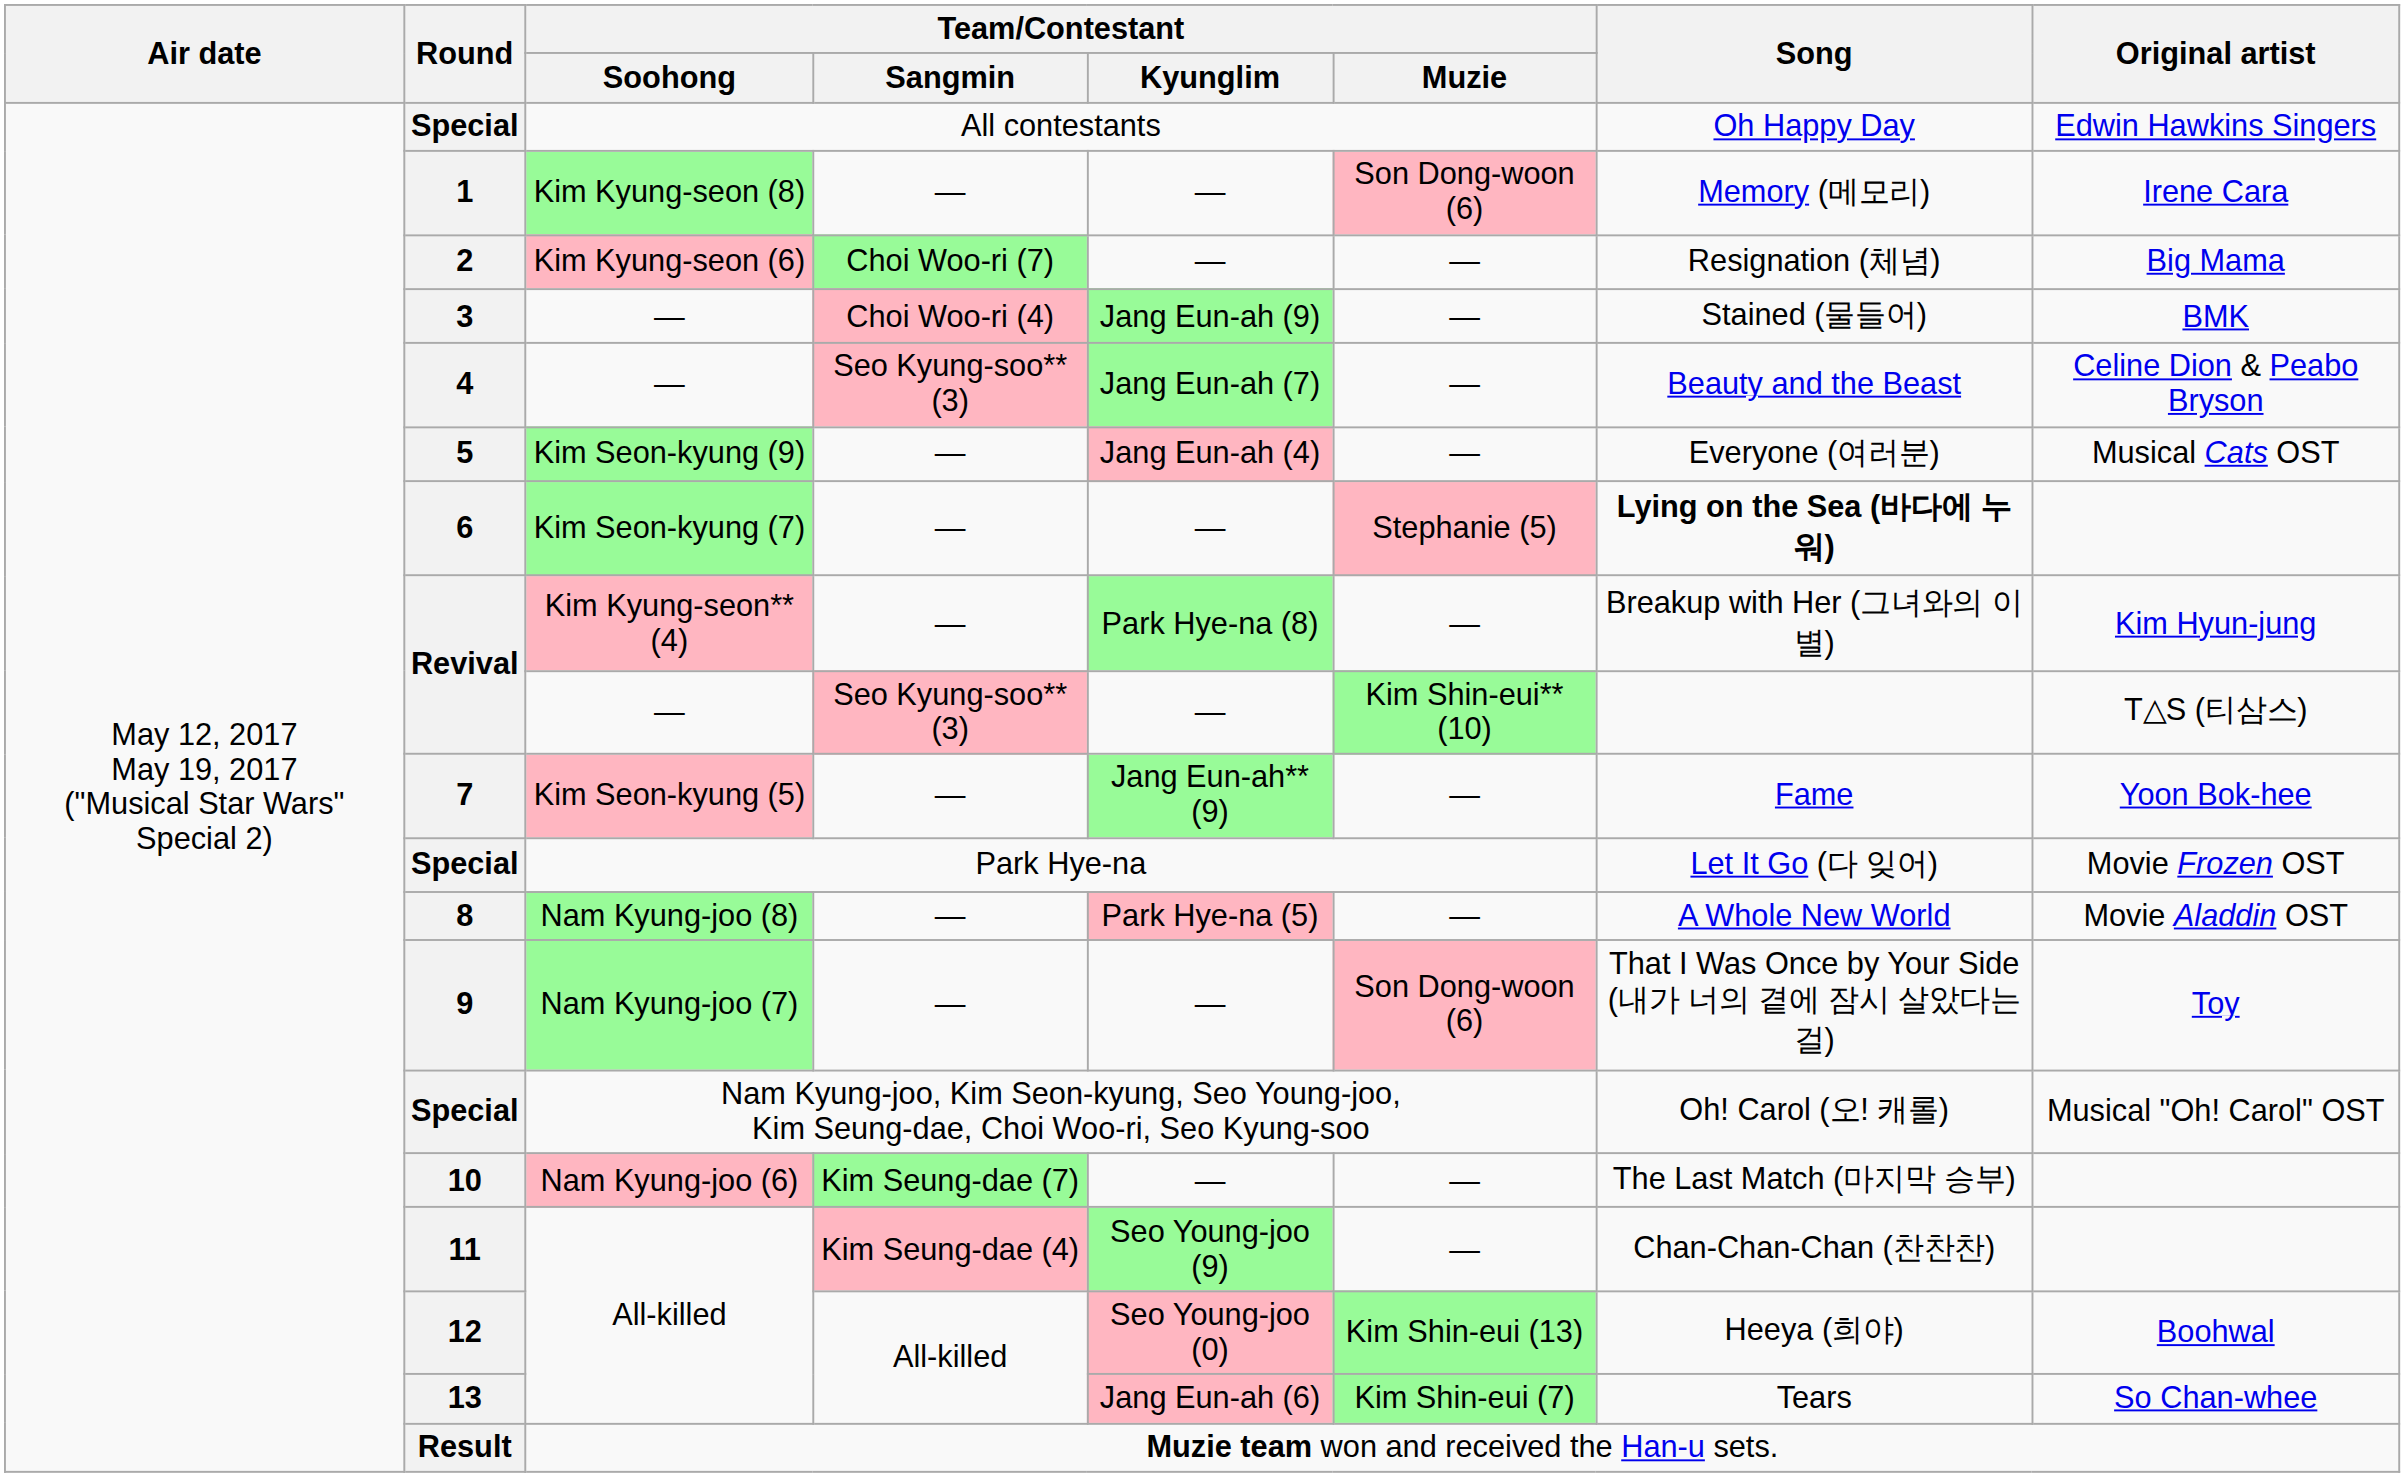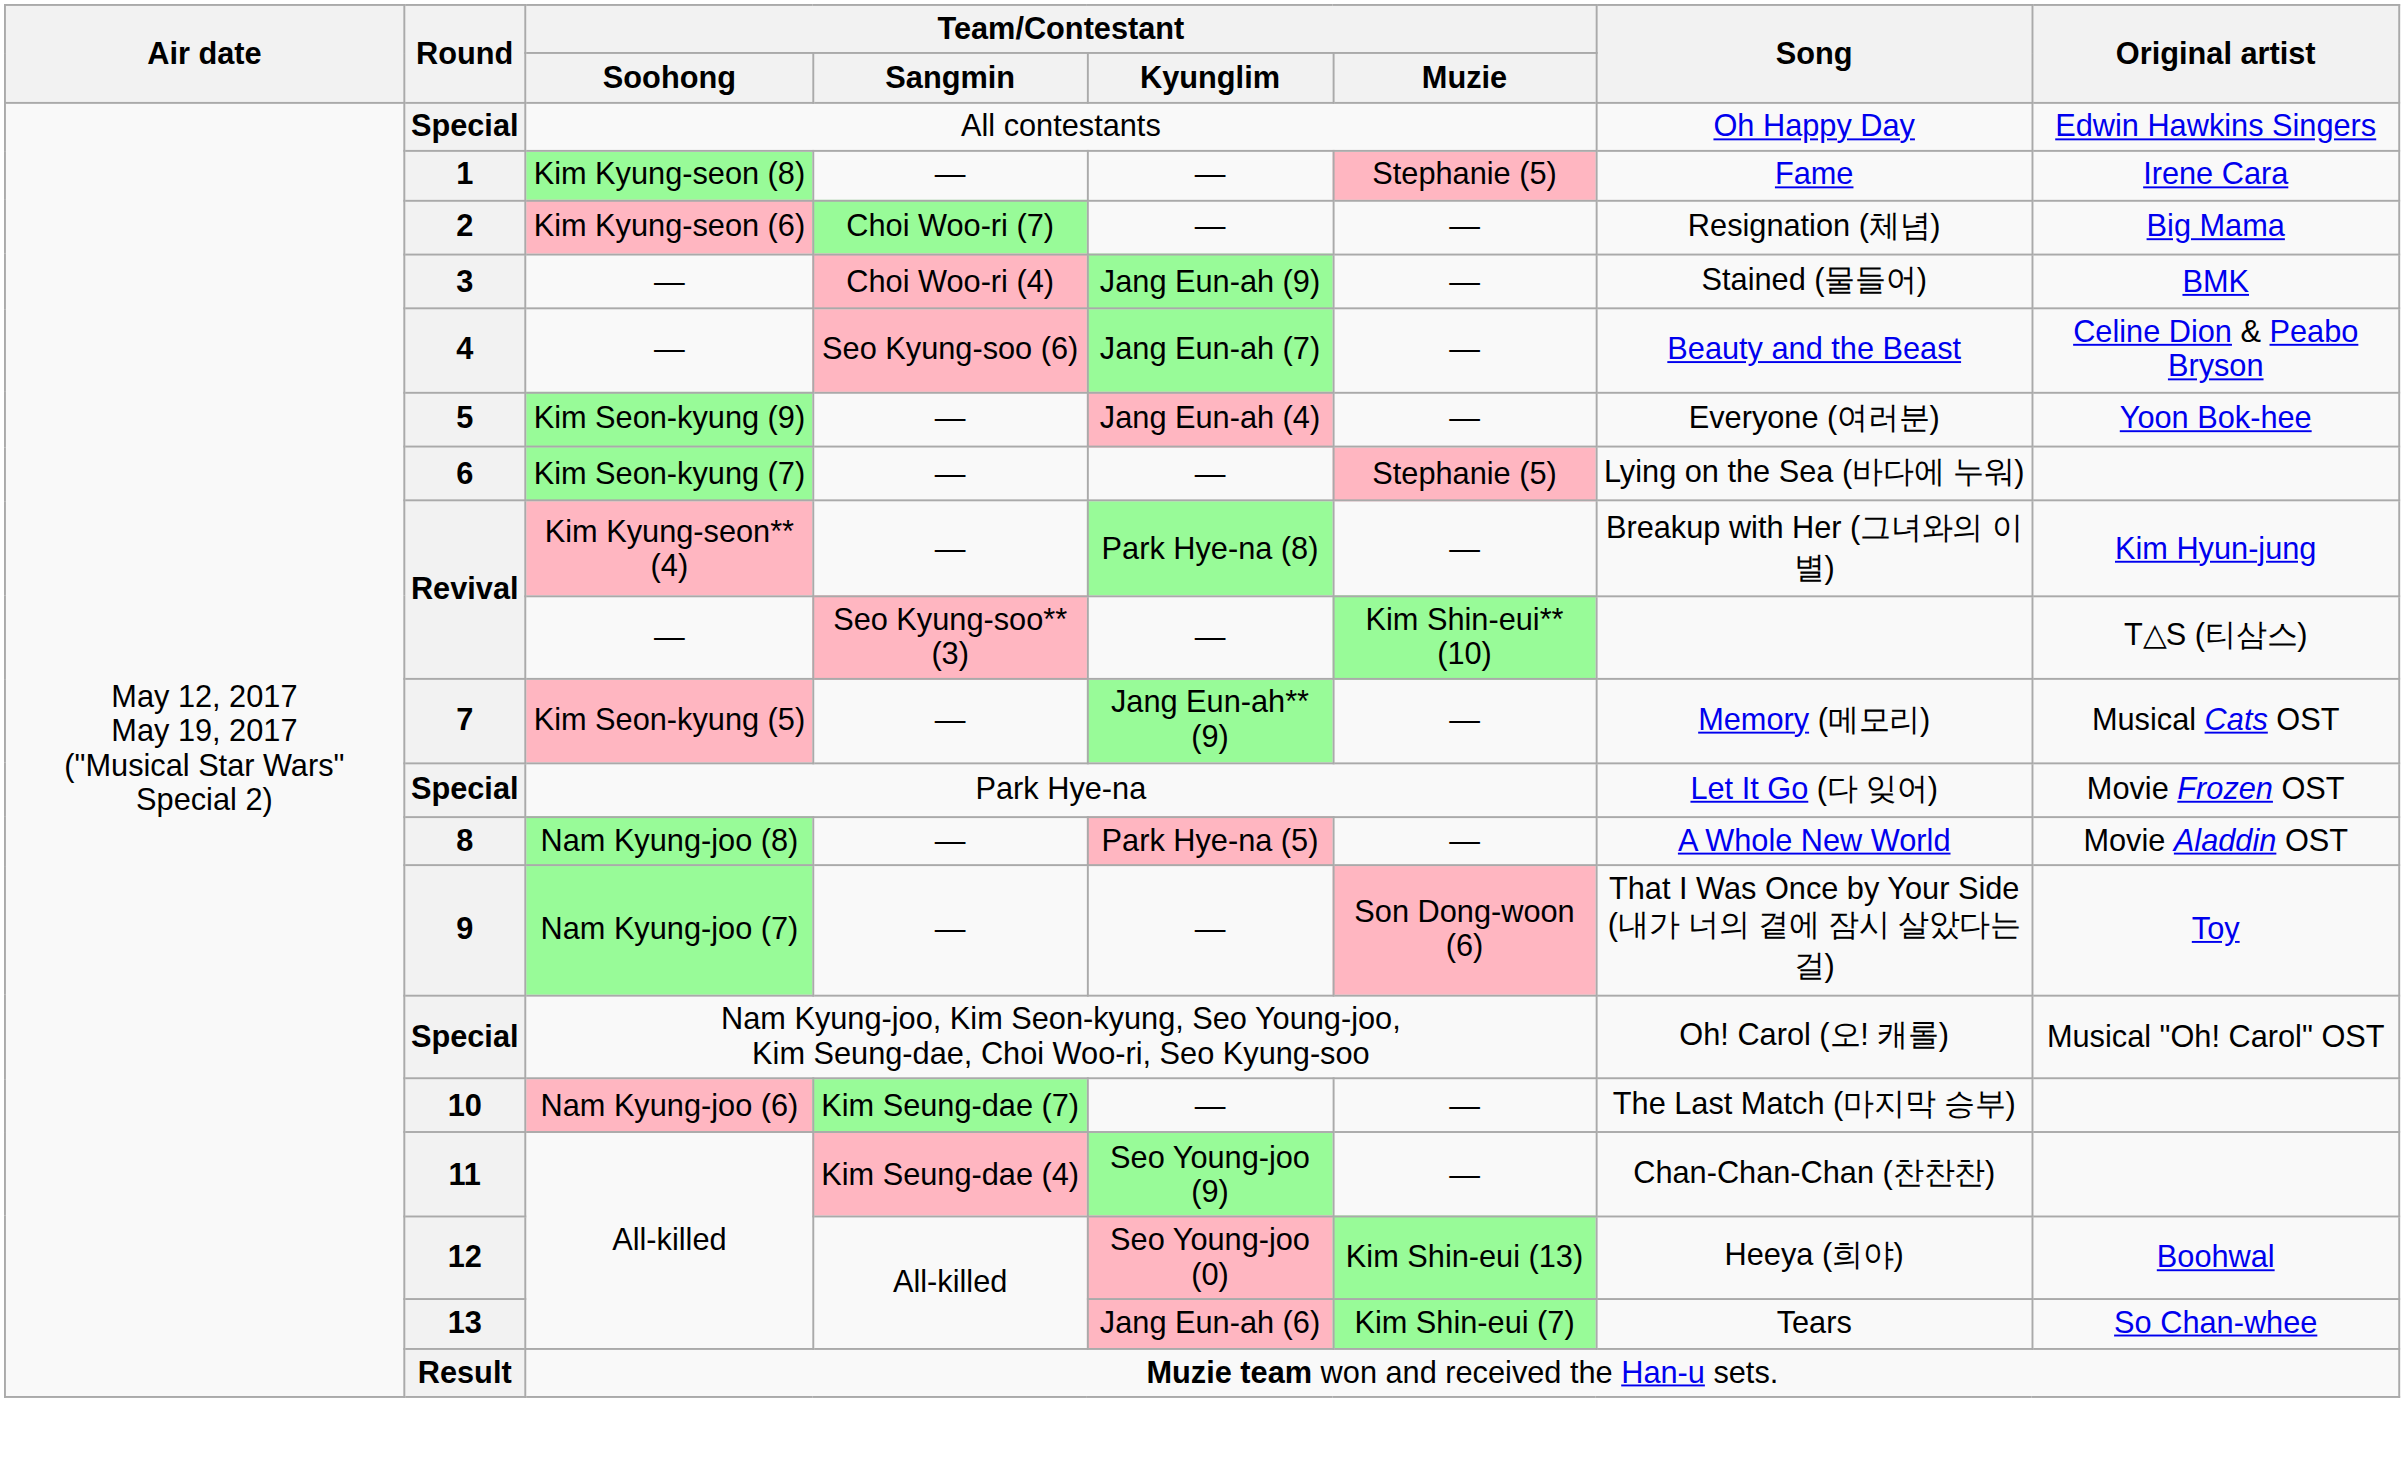(1465, 192) Son Dong-woon (6) -> (1465, 175) Stephanie (5)
(1814, 191) Memory (메모리) -> (1814, 175) Fame
(950, 384) Seo Kyung-soo** (3) -> (950, 349) Seo Kyung-soo (6)
(2216, 453) Musical Cats OST -> (2216, 418) Yoon Bok-hee
(1814, 527) bold -> (1814, 472) normal
(1814, 795) Fame -> (1814, 719) Memory (메모리)
(2216, 795) Yoon Bok-hee -> (2216, 720) Musical Cats OST
